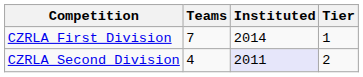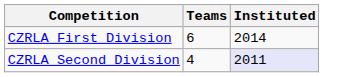- column: (339, 16)
(190, 38) 7 -> (190, 38) 6
